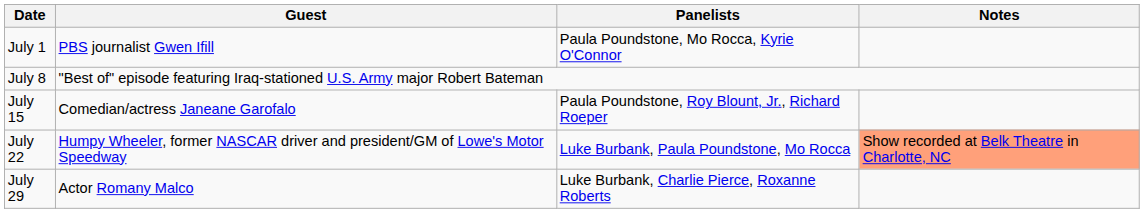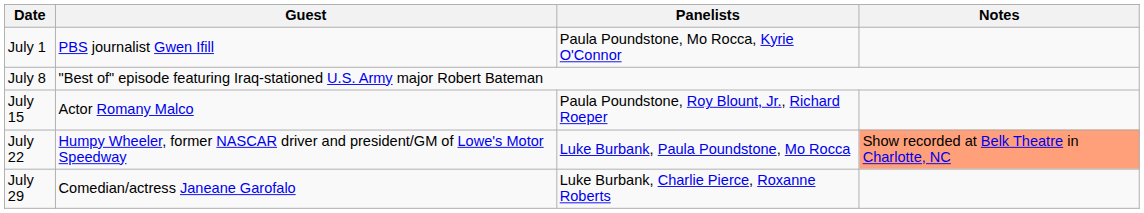(177, 109) Comedian/actress Janeane Garofalo -> (126, 109) Actor Romany Malco
(126, 188) Actor Romany Malco -> (177, 188) Comedian/actress Janeane Garofalo
